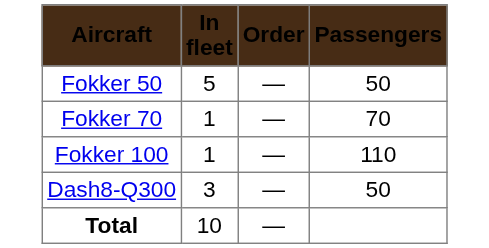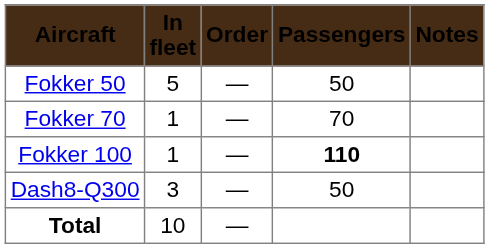+ column: (447, 35)
(378, 154) normal -> (342, 154) bold
